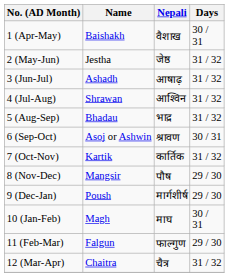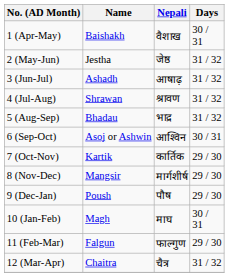(171, 99) आश्विन -> (168, 99) श्रावण
(168, 137) श्रावण -> (171, 137) आश्विन
(207, 156) 31 / 32 -> (207, 156) 29 / 30
(164, 176) पौष -> (172, 176) मार्गशीर्ष
(172, 195) मार्गशीर्ष -> (164, 195) पौष
